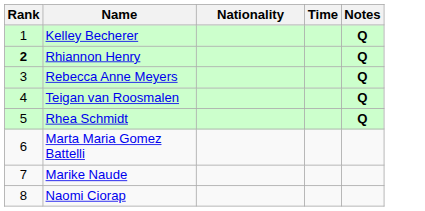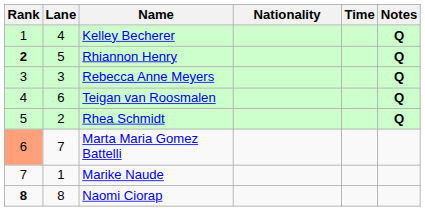+ column: (61, 14)
(23, 147) no background -> (23, 147) lightsalmon background
(23, 196) normal -> (23, 196) bold
